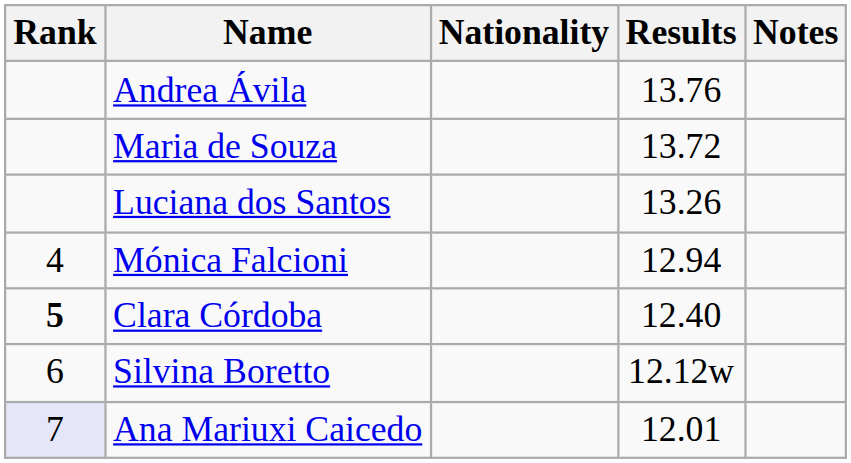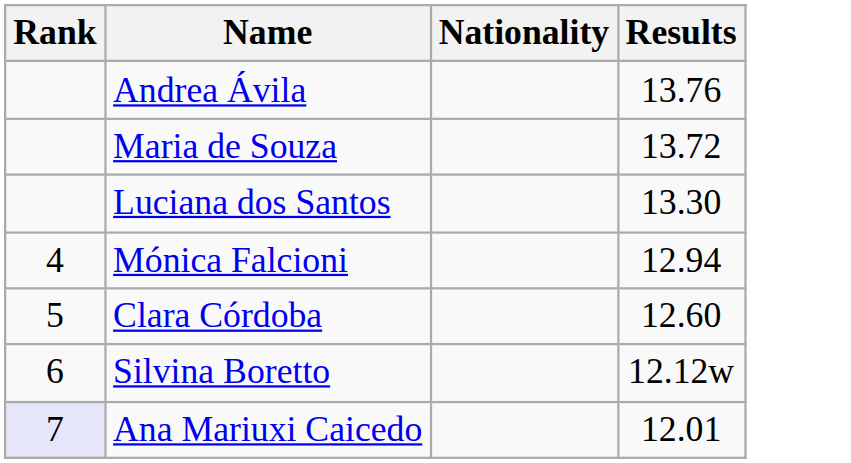- column: (796, 32)
(681, 202) 13.26 -> (681, 202) 13.30
(55, 315) bold -> (55, 315) normal
(681, 315) 12.40 -> (681, 315) 12.60
